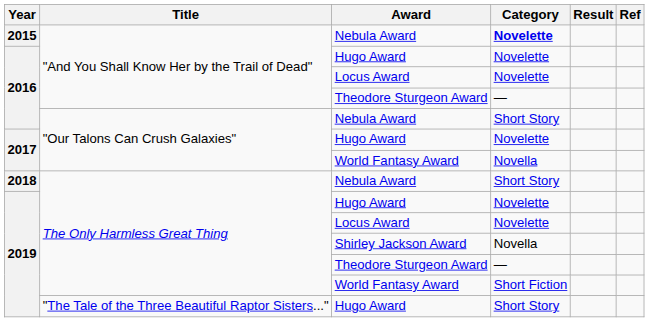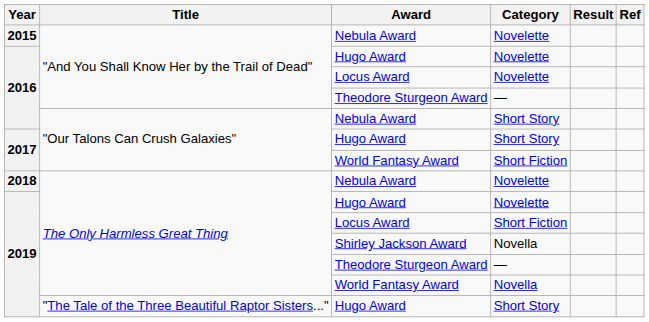(523, 35) bold -> (521, 35) normal
(521, 139) Novelette -> (526, 139) Short Story
(516, 160) Novella -> (530, 160) Short Fiction
(526, 181) Short Story -> (521, 181) Novelette
(521, 222) Novelette -> (530, 222) Short Fiction
(530, 285) Short Fiction -> (516, 285) Novella
